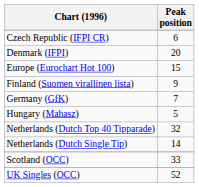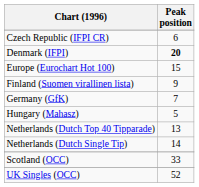(176, 53) normal -> (176, 53) bold
(176, 129) 32 -> (176, 129) 13
